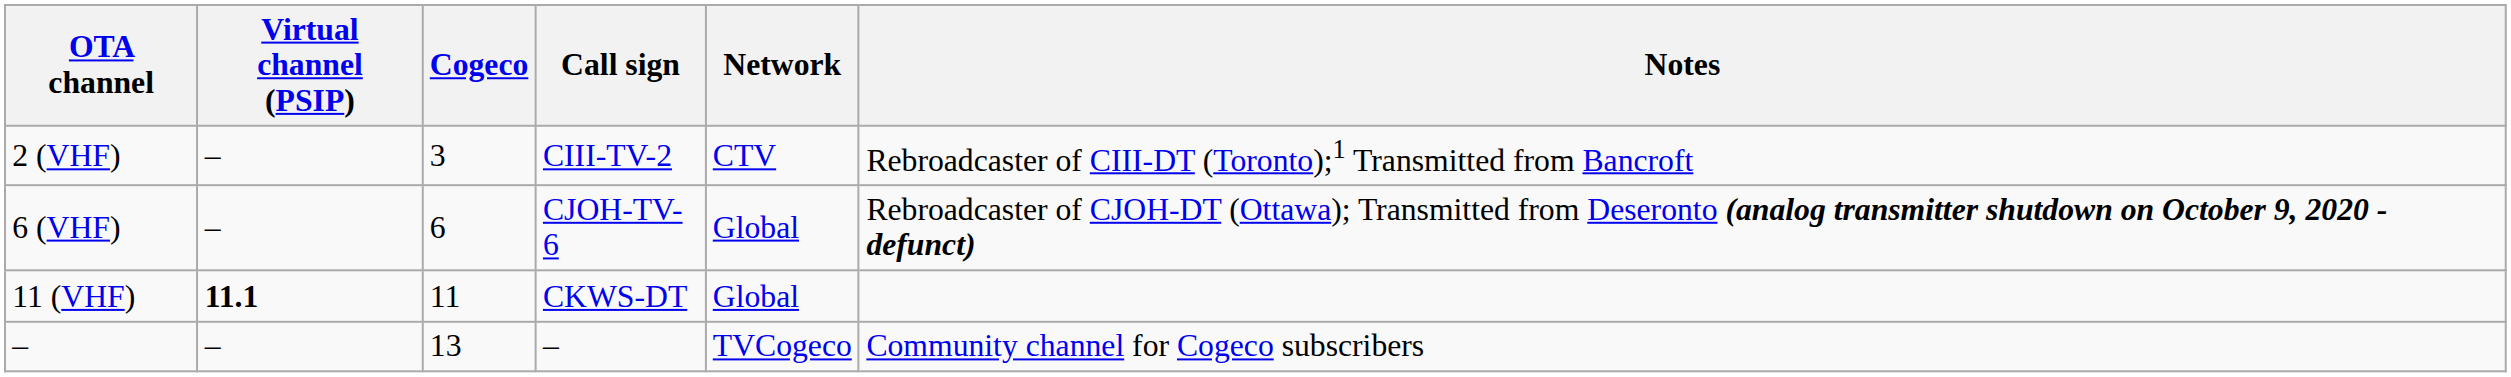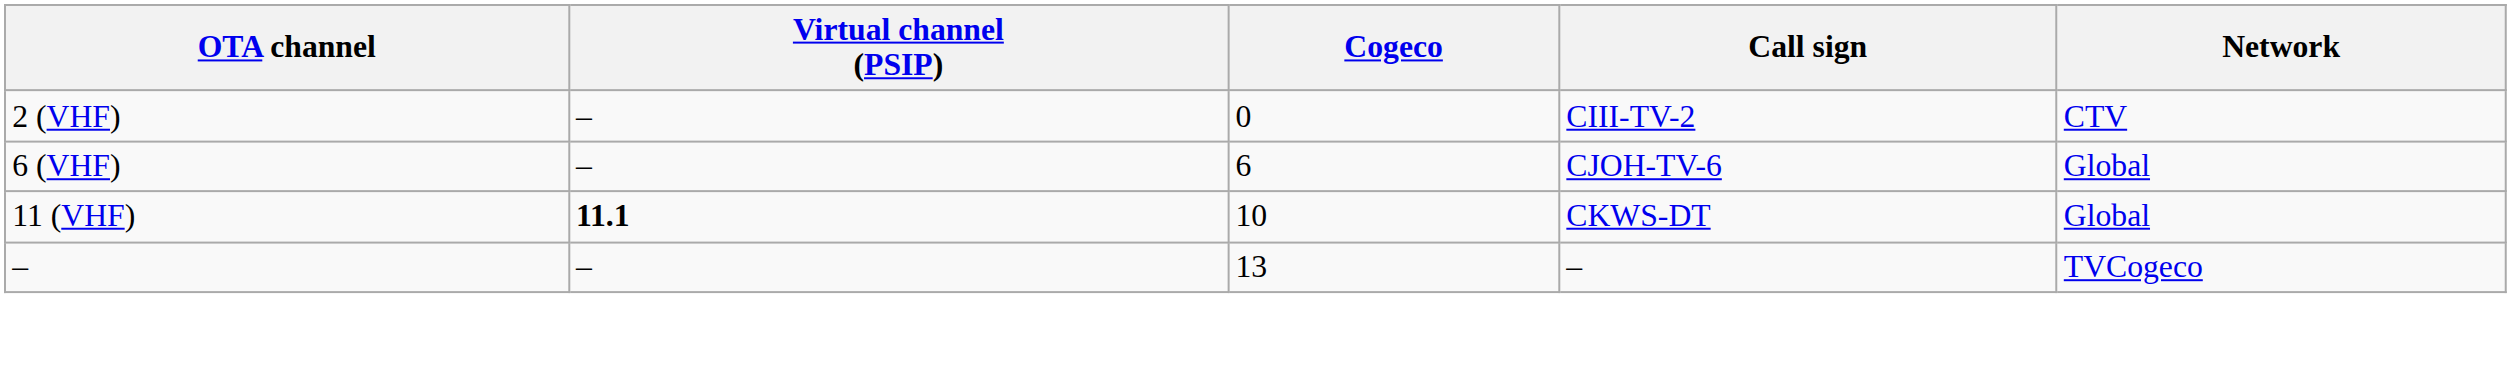- column: (1682, 65)
(438, 155) 3 -> (1243, 115) 0
(445, 295) 11 -> (1251, 215) 10
